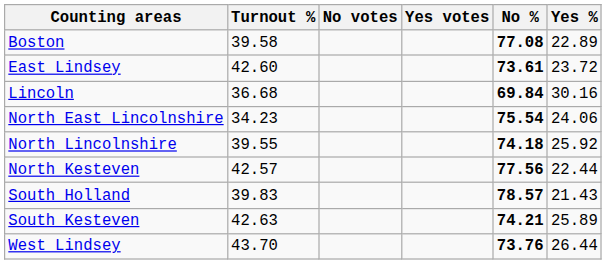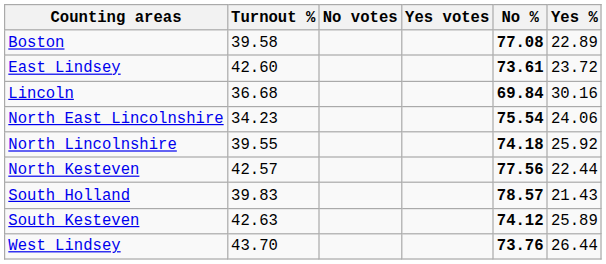(520, 221) 74.21 -> (520, 221) 74.12
